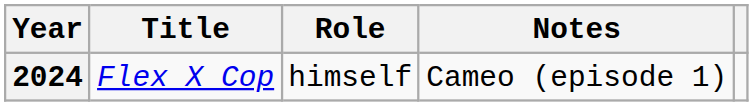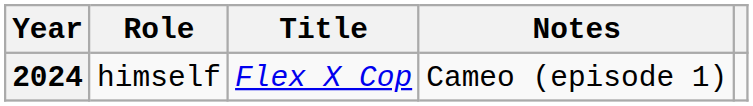columns swapped: (186, 29) <-> (350, 29)
